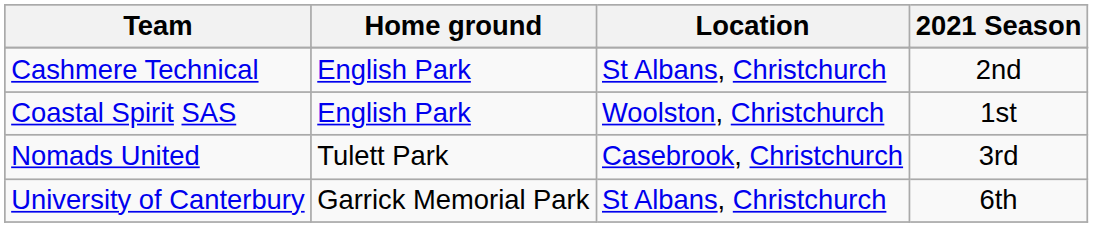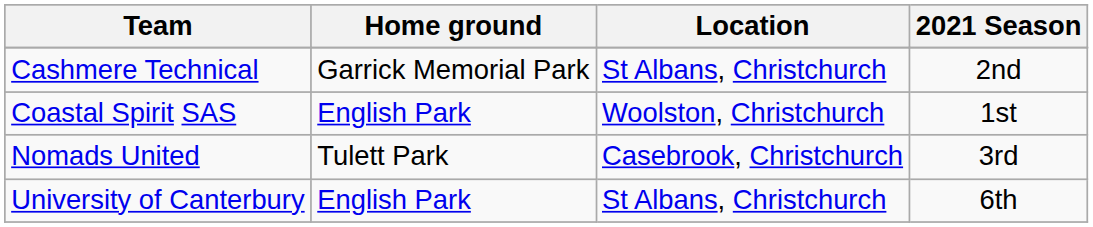(394, 69) English Park -> (453, 69) Garrick Memorial Park
(453, 199) Garrick Memorial Park -> (394, 199) English Park
